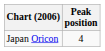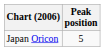(81, 38) 4 -> (81, 38) 5
